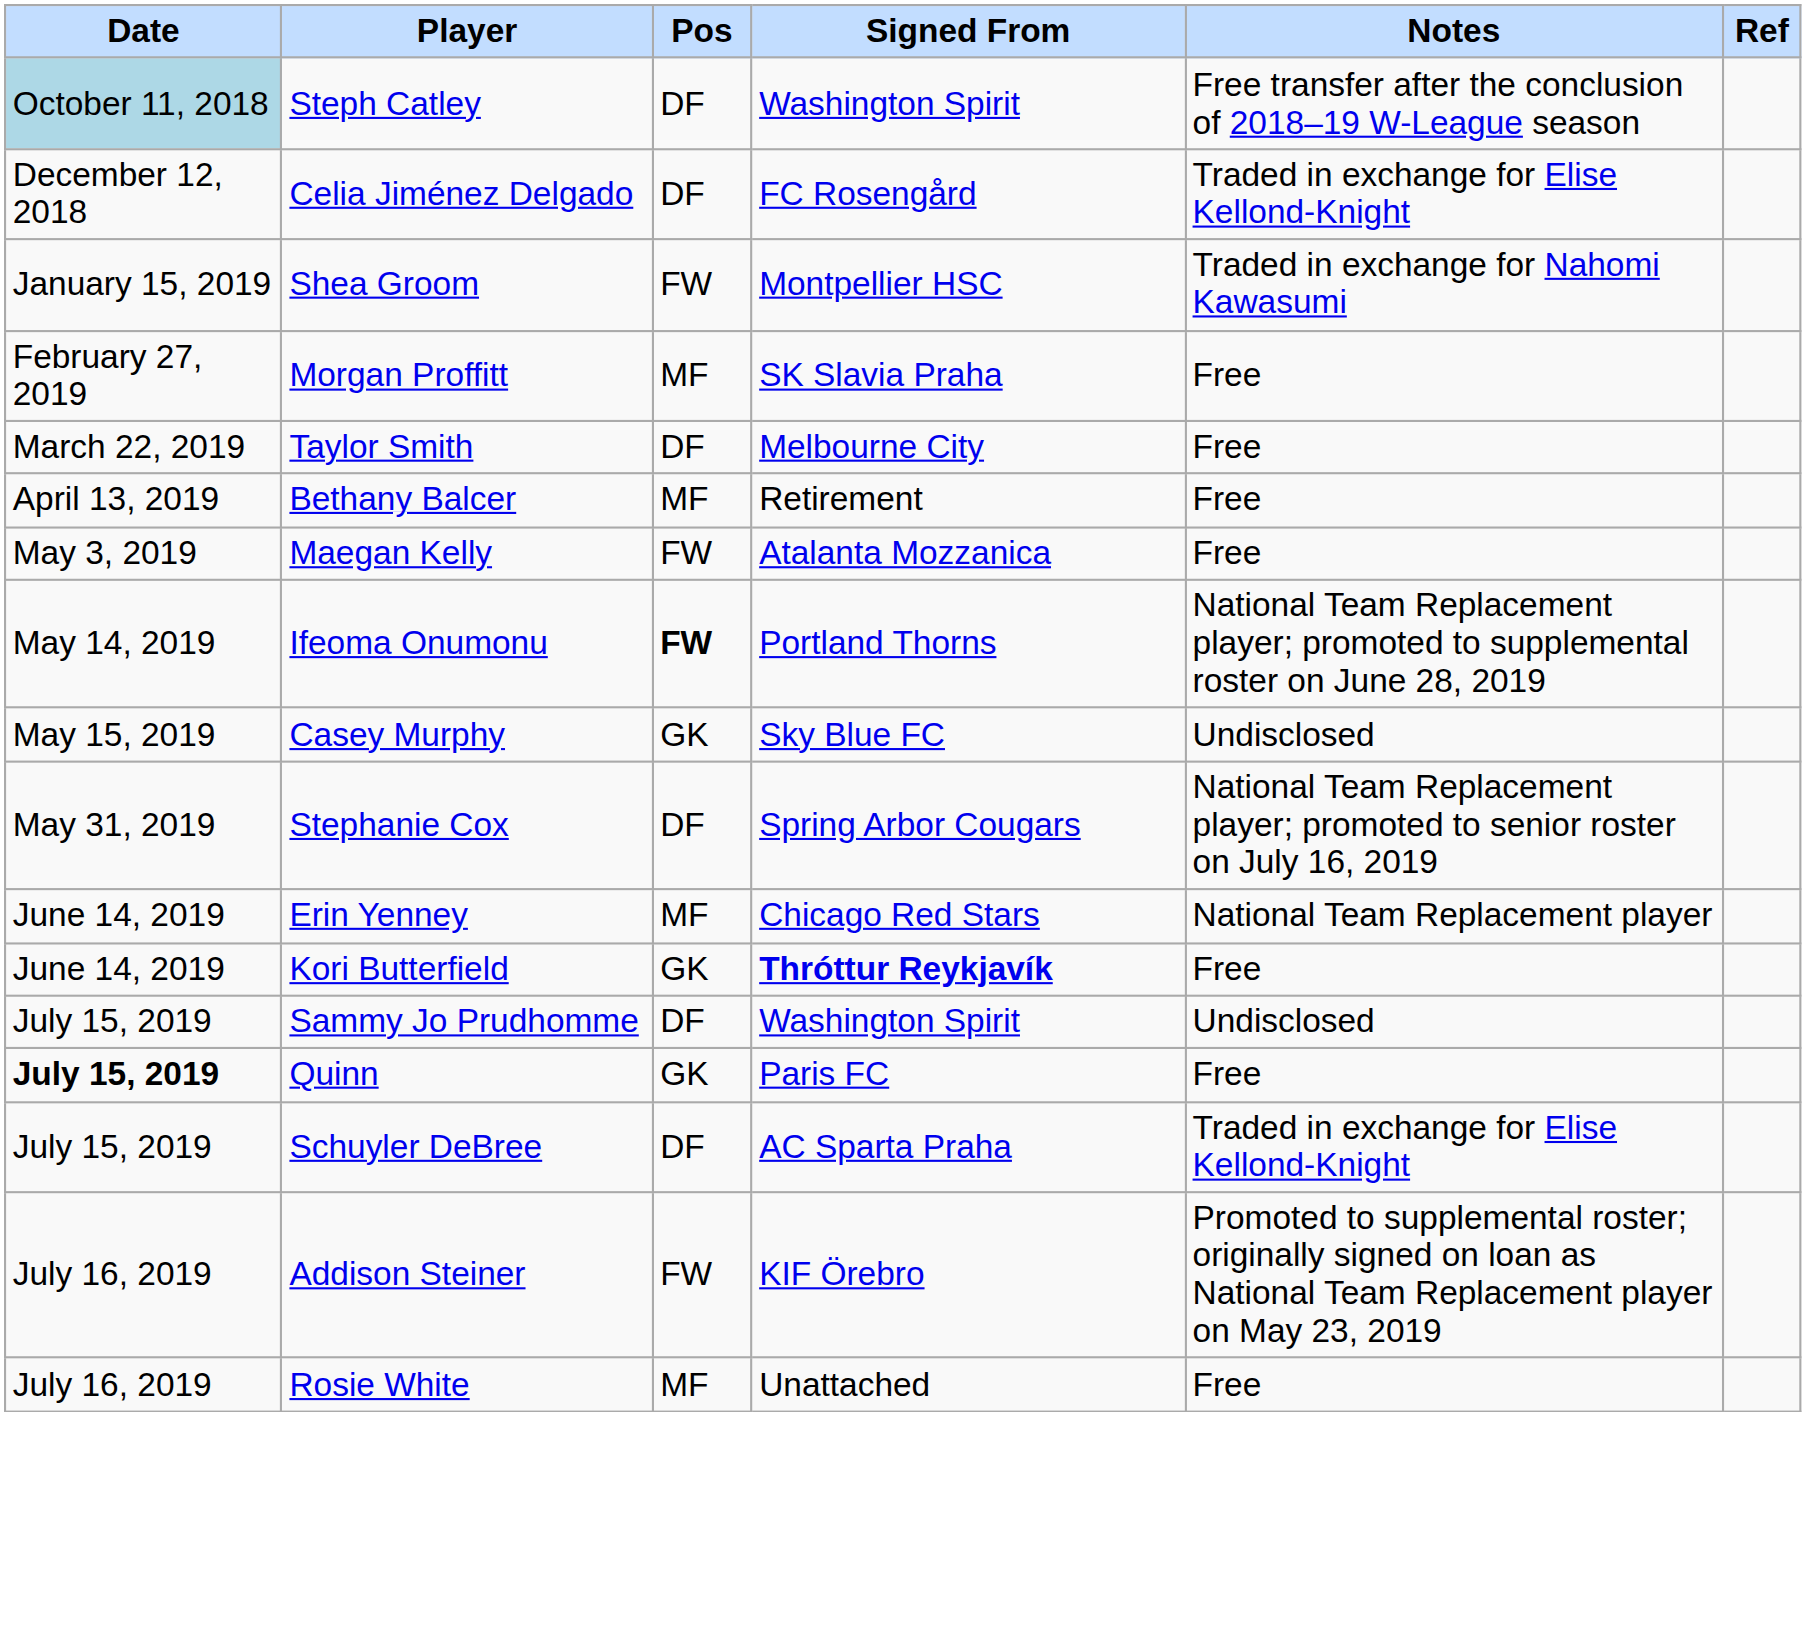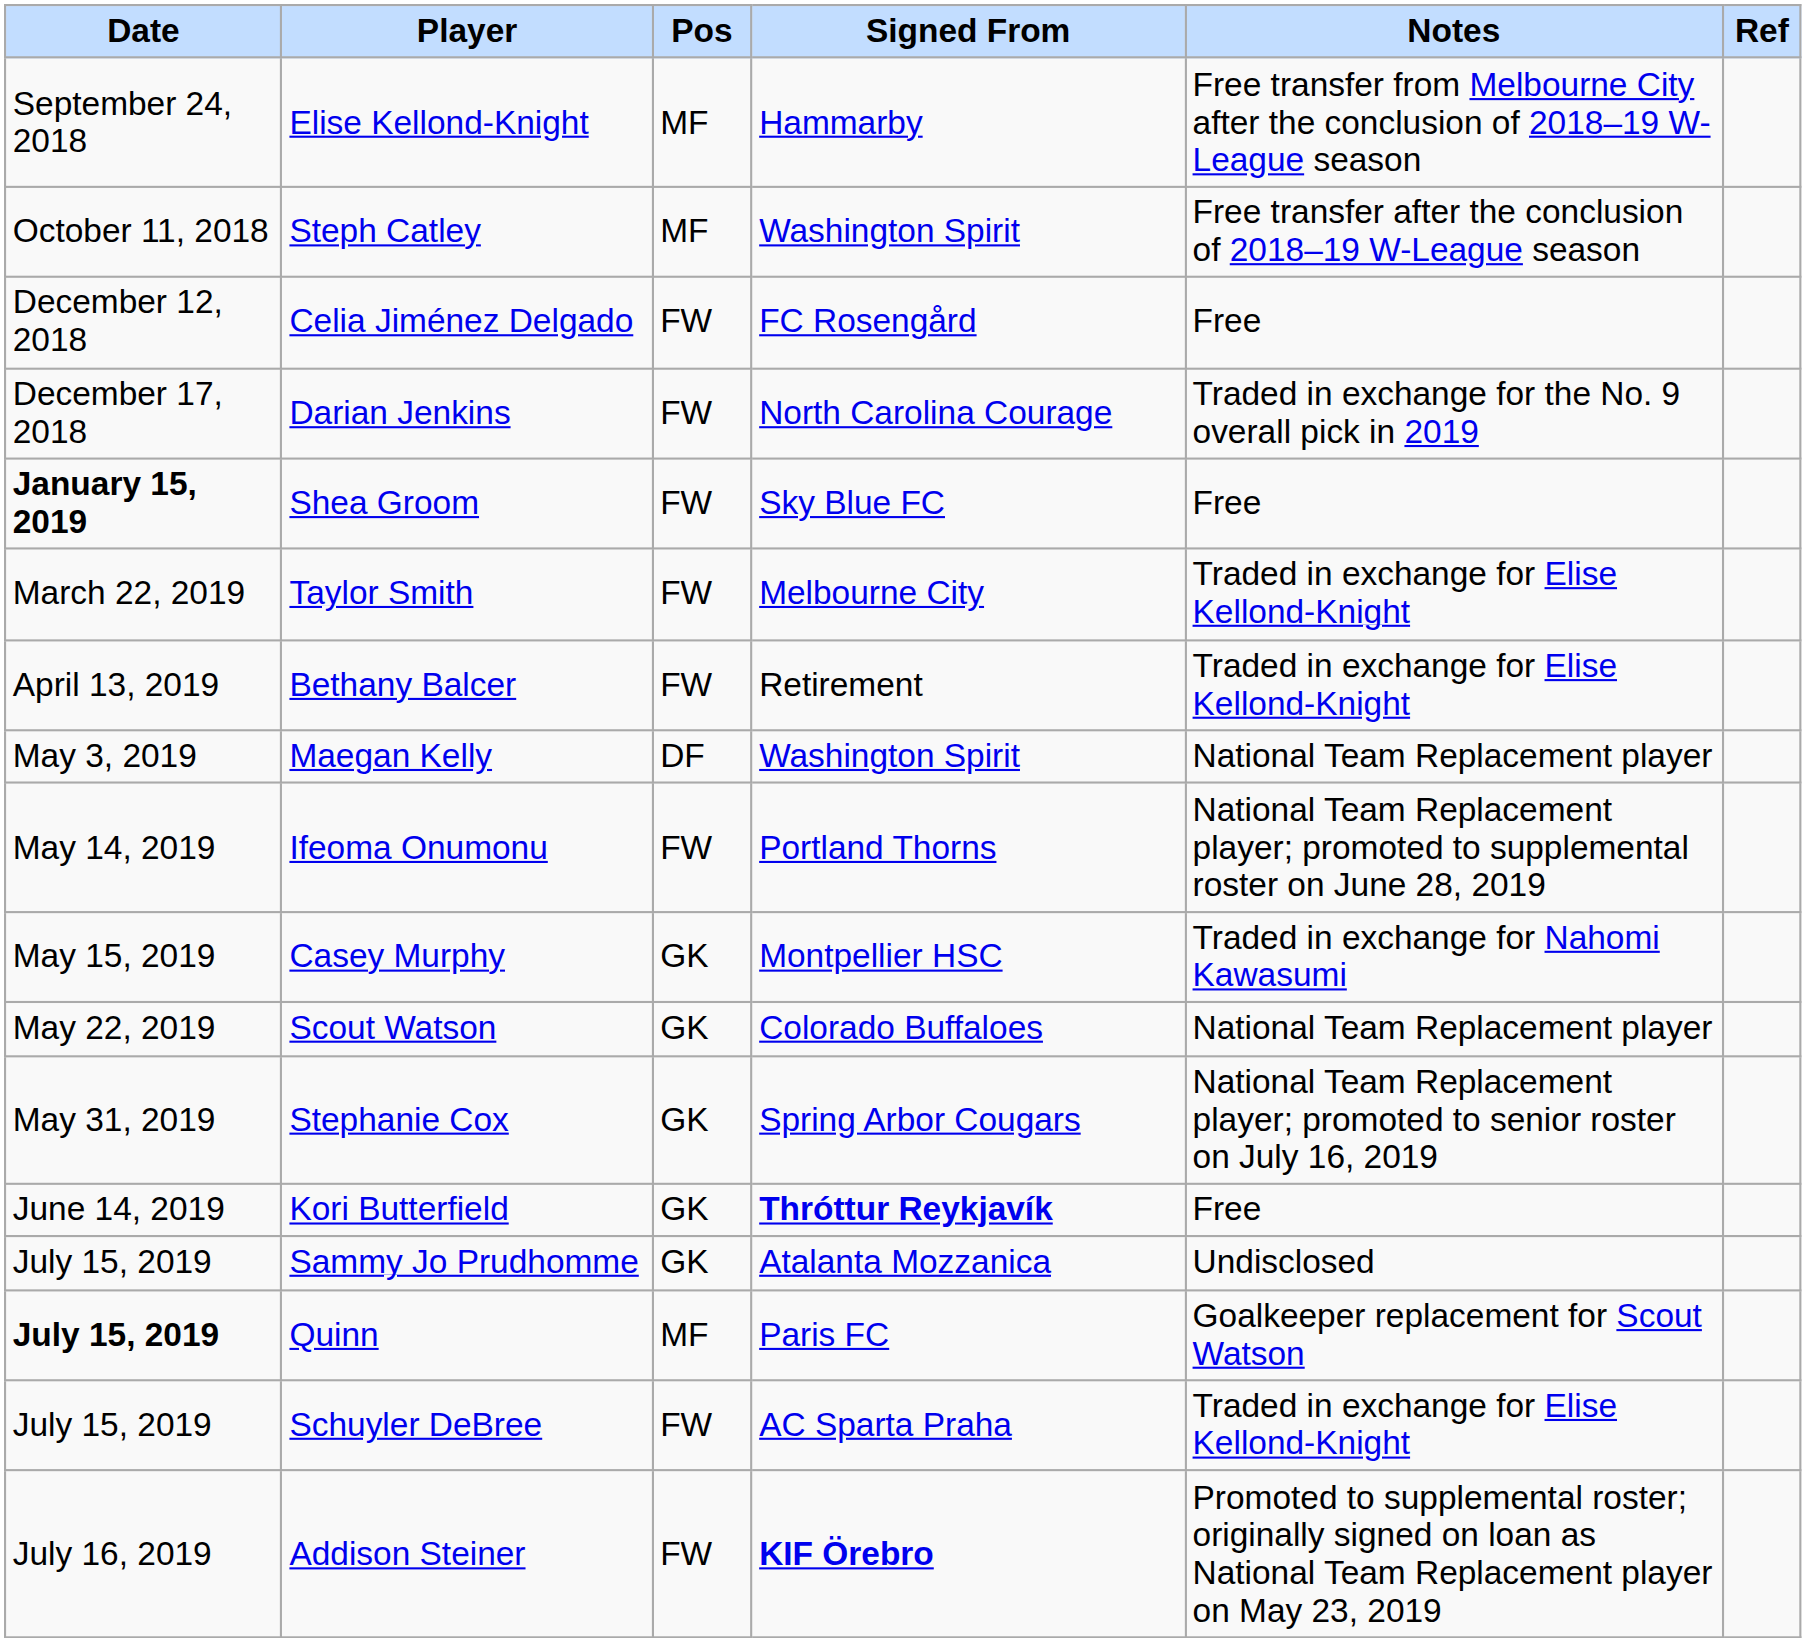+ row: (439, 121)
(141, 102) lightblue background -> (141, 231) no background
(682, 102) DF -> (684, 231) MF
(682, 193) DF -> (686, 321) FW
(1405, 193) Traded in exchange for Elise Kellond-Knight -> (1227, 321) Free
+ row: (400, 412)
(142, 284) normal -> (105, 503) bold
(881, 284) Montpellier HSC -> (852, 503) Sky Blue FC
(1426, 284) Traded in exchange for Nahomi Kawasumi -> (1227, 503) Free
- row: (399, 374)
(682, 446) DF -> (686, 593) FW
(1227, 446) Free -> (1405, 593) Traded in exchange for Elise Kellond-Knight
(684, 499) MF -> (686, 684) FW
(1227, 499) Free -> (1405, 684) Traded in exchange for Elise Kellond-Knight
(686, 552) FW -> (682, 756) DF
(905, 552) Atalanta Mozzanica -> (890, 756) Washington Spirit
(1227, 552) Free -> (1452, 756) National Team Replacement player
(686, 643) bold -> (686, 846) normal
(852, 734) Sky Blue FC -> (881, 956) Montpellier HSC
(1284, 734) Undisclosed -> (1426, 956) Traded in exchange for Nahomi Kawasumi
+ row: (393, 1028)
(682, 824) DF -> (684, 1118) GK
- row: (379, 915)
(682, 1021) DF -> (684, 1262) GK
(890, 1021) Washington Spirit -> (905, 1262) Atalanta Mozzanica
(684, 1074) GK -> (684, 1334) MF
(1227, 1074) Free -> (1447, 1334) Goalkeeper replacement for Scout Watson
(682, 1146) DF -> (686, 1425) FW
(842, 1274) normal -> (846, 1553) bold
- row: (380, 1384)
